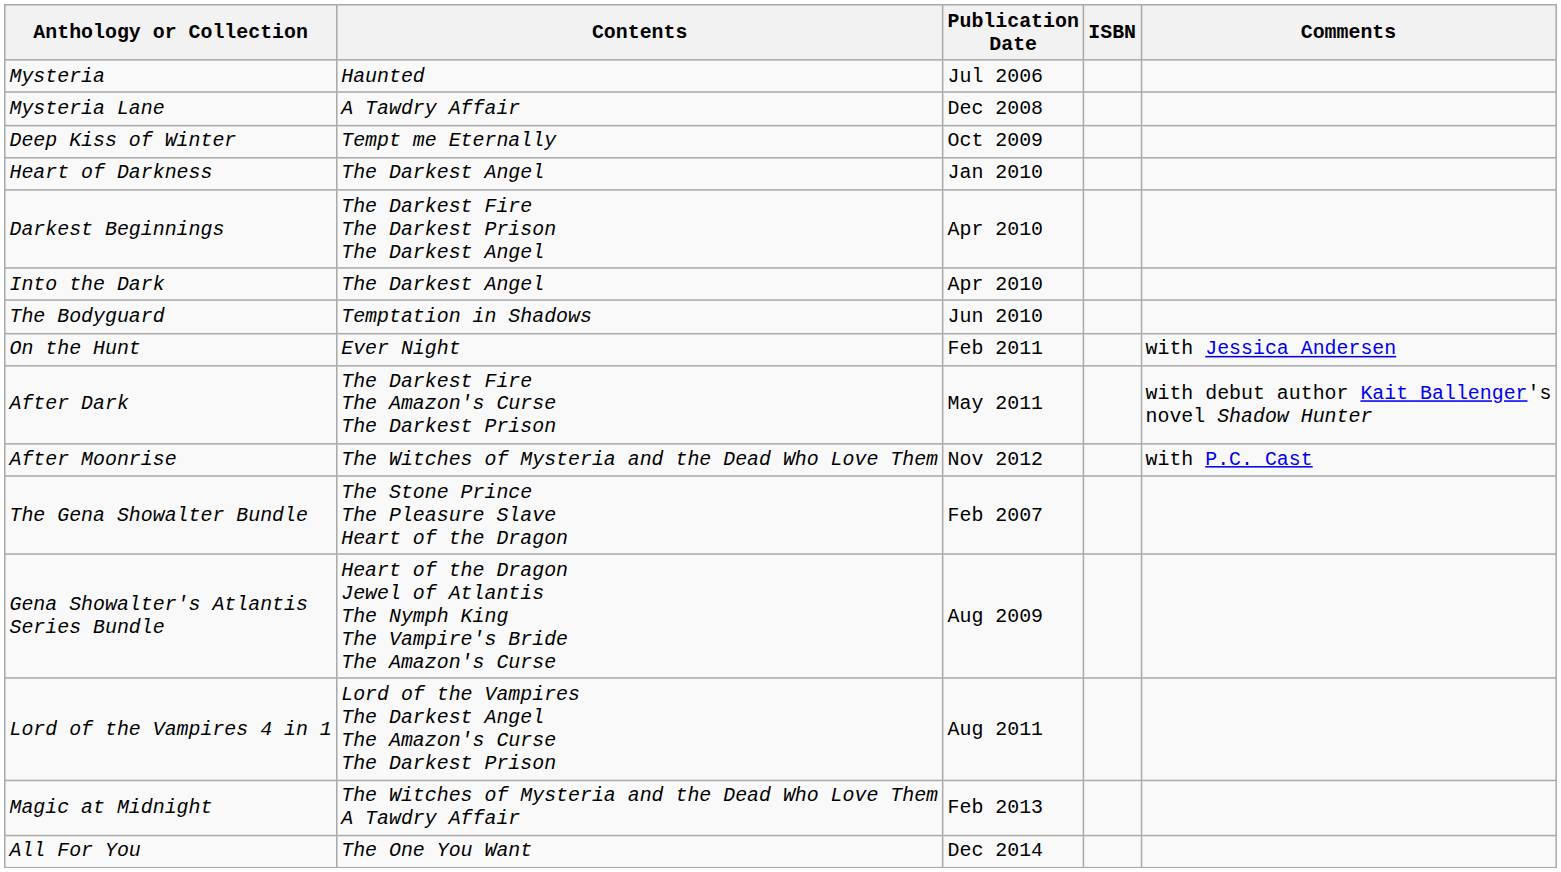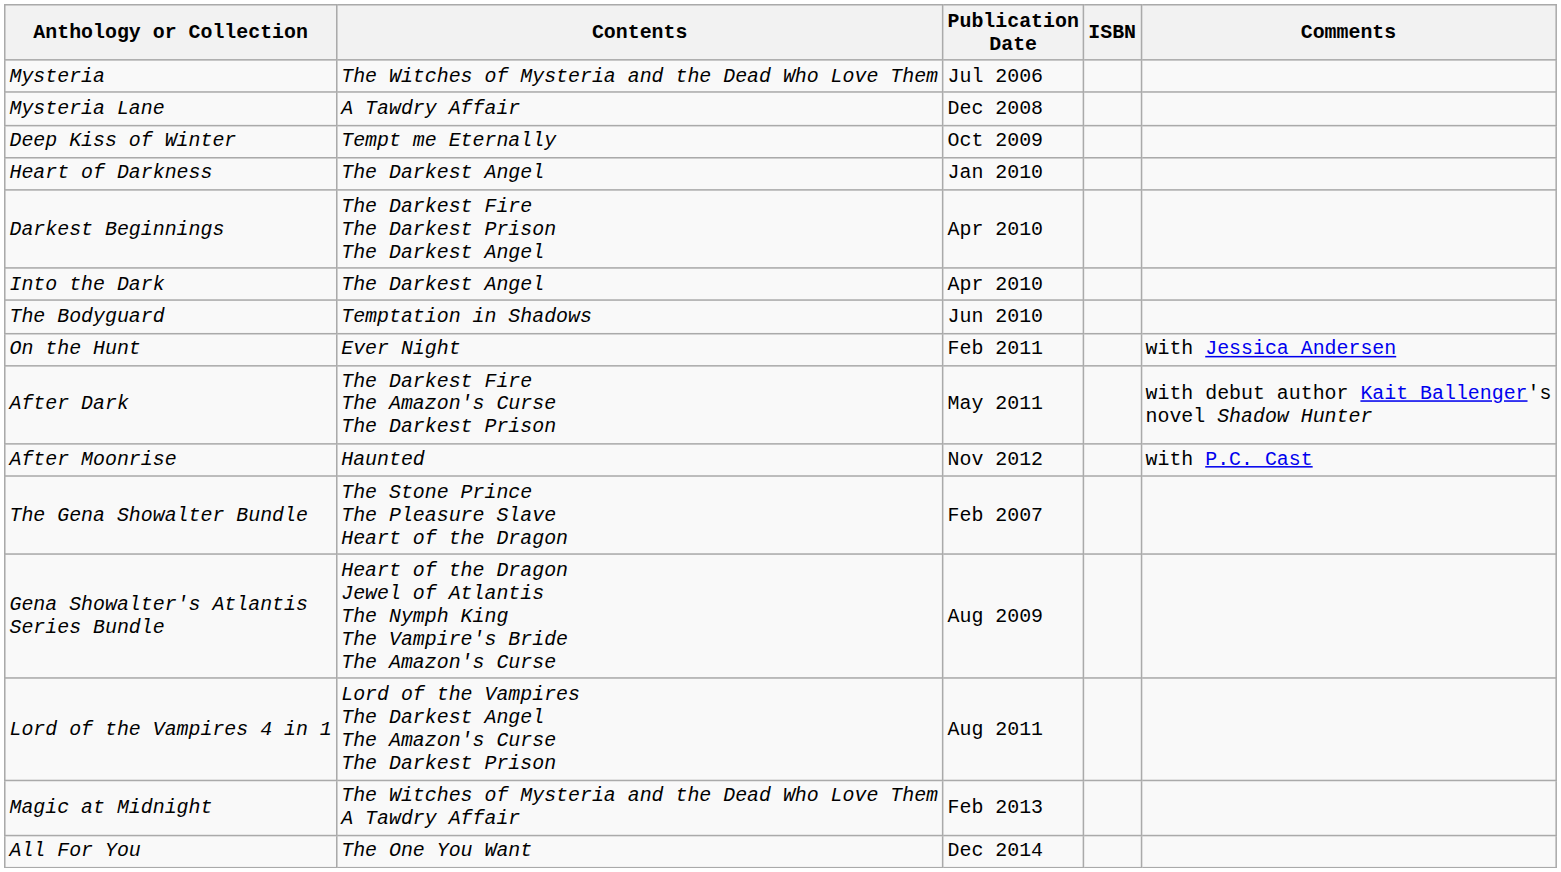(383, 76) Haunted -> (640, 76) The Witches of Mysteria and the Dead Who Love Them
(640, 460) The Witches of Mysteria and the Dead Who Love Them -> (383, 460) Haunted
